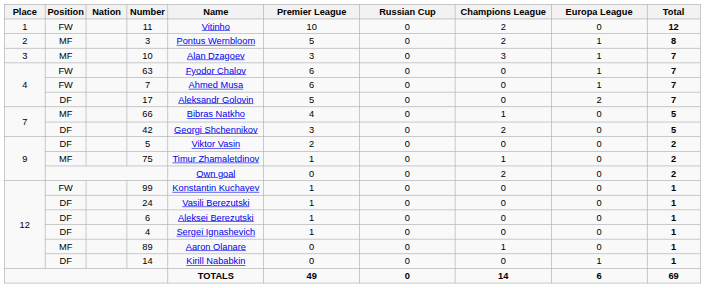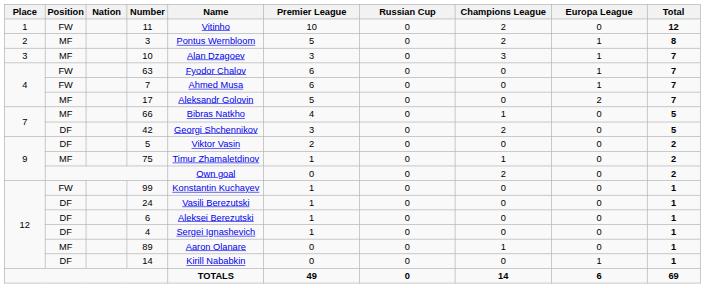(66, 100) DF -> (66, 100) MF
